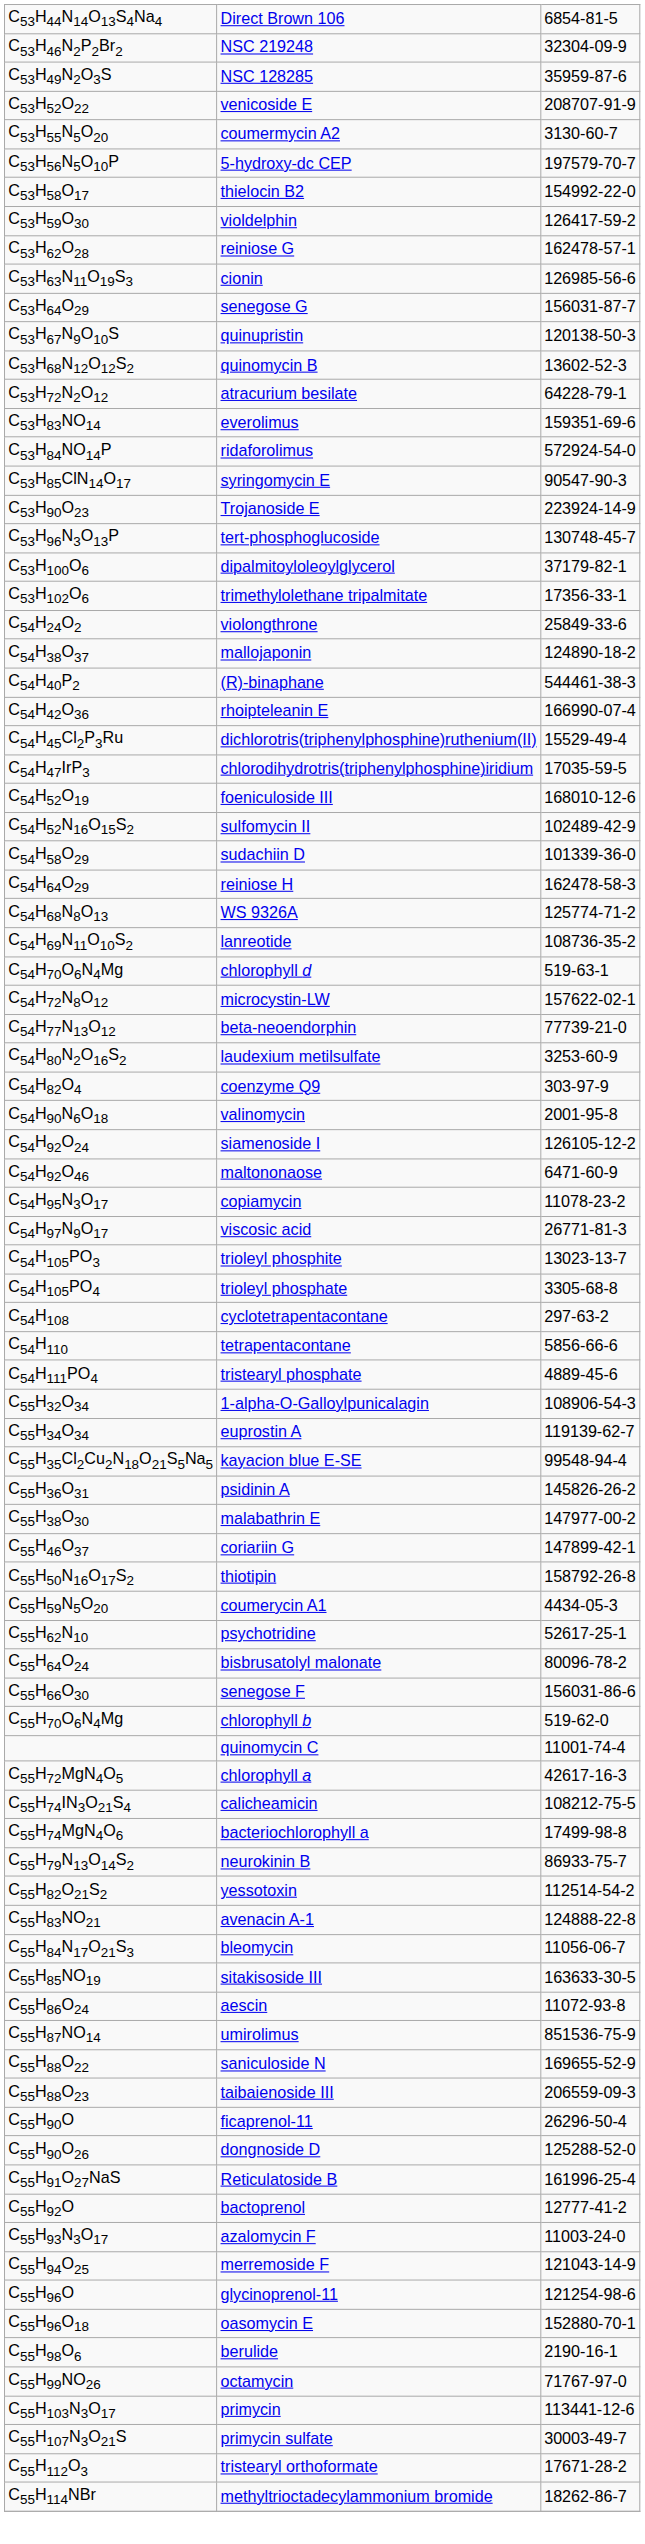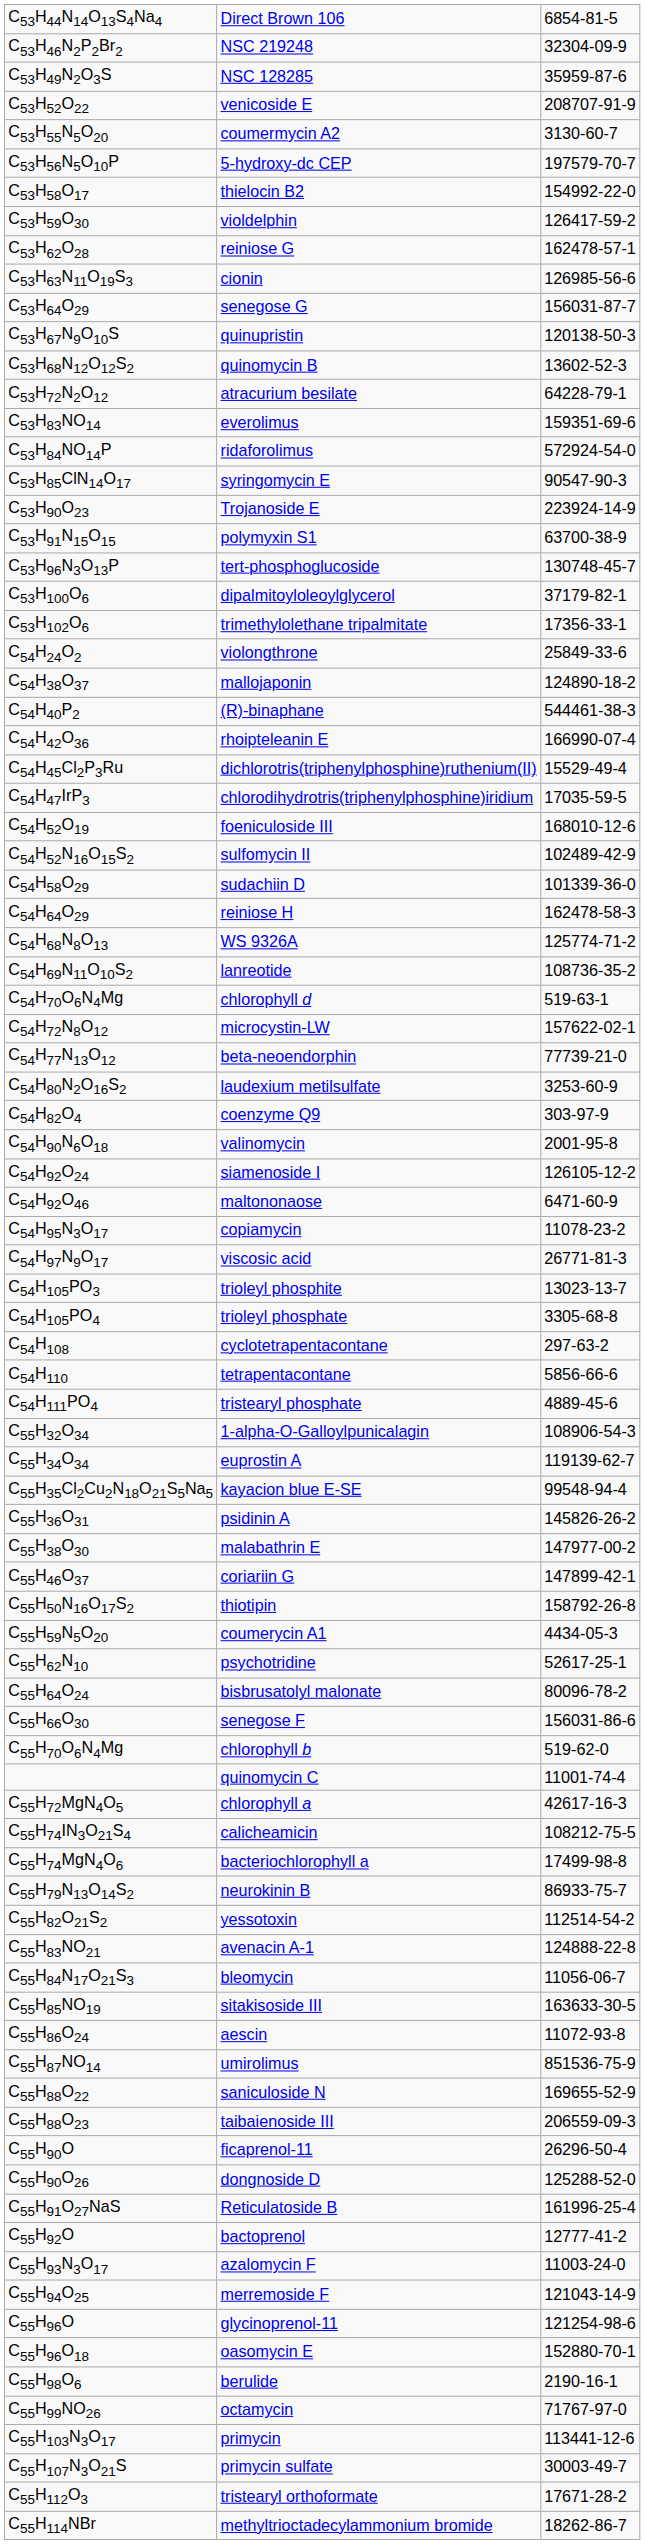+ row: (62, 538)
